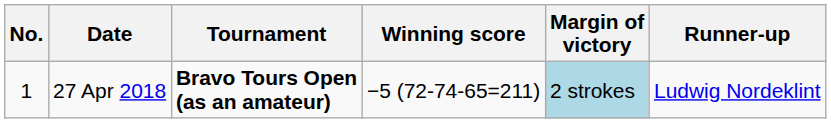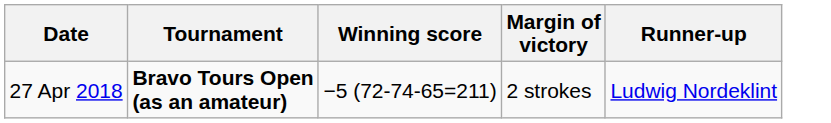- column: (26, 33)
(592, 90) lightblue background -> (549, 90) no background
